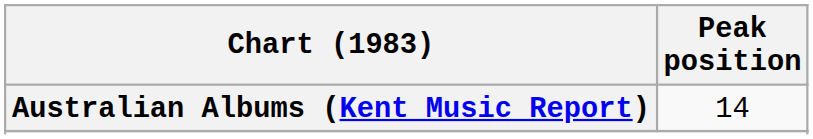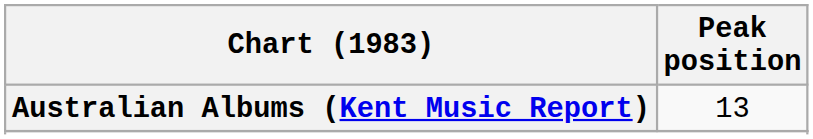(733, 108) 14 -> (733, 108) 13
